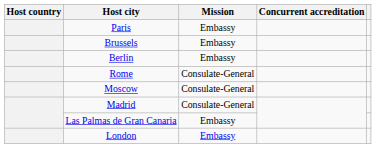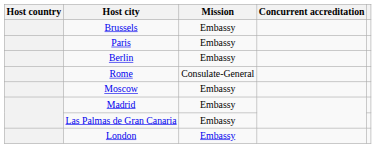rows swapped: (121, 43) <-> (121, 27)
(218, 89) Consulate-General -> (218, 89) Embassy
(218, 105) Consulate-General -> (218, 105) Embassy
